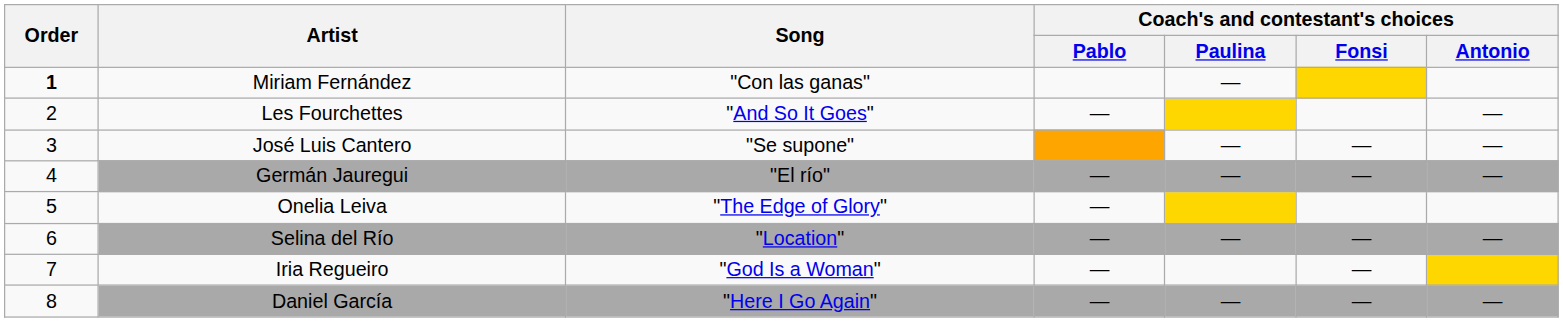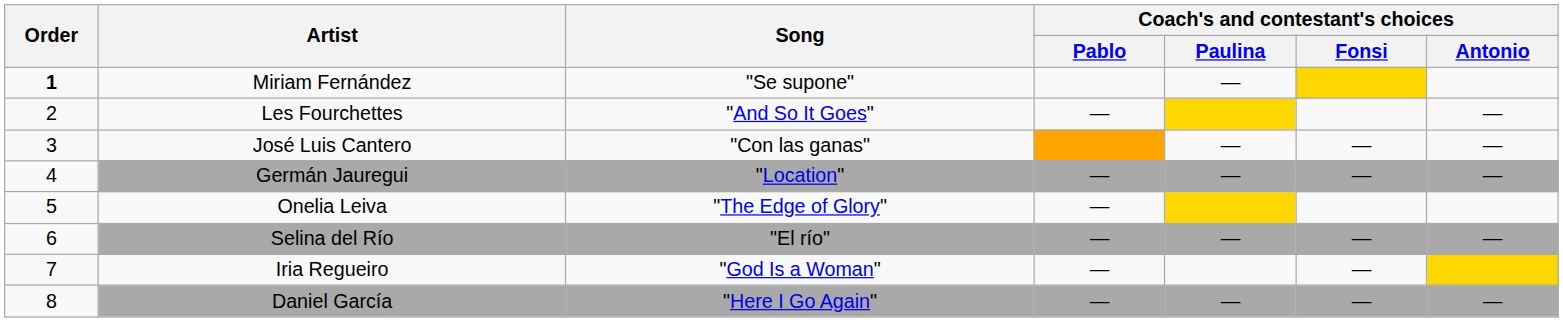(800, 82) "Con las ganas" -> (800, 82) "Se supone"
(800, 144) "Se supone" -> (800, 144) "Con las ganas"
(800, 176) "El río" -> (800, 176) "Location"
(800, 238) "Location" -> (800, 238) "El río"
